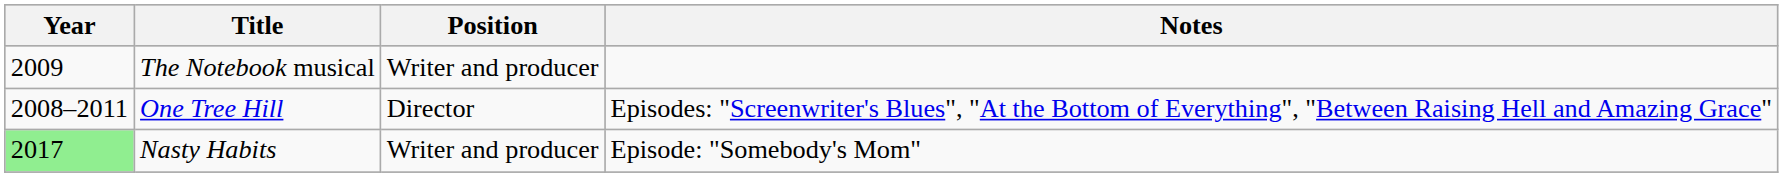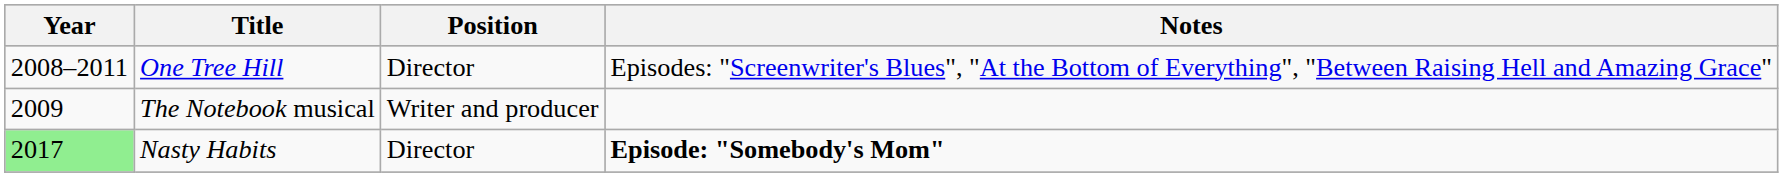rows swapped: (212, 108) <-> (257, 66)
(493, 150) Writer and producer -> (431, 150) Director
(766, 150) normal -> (778, 150) bold
